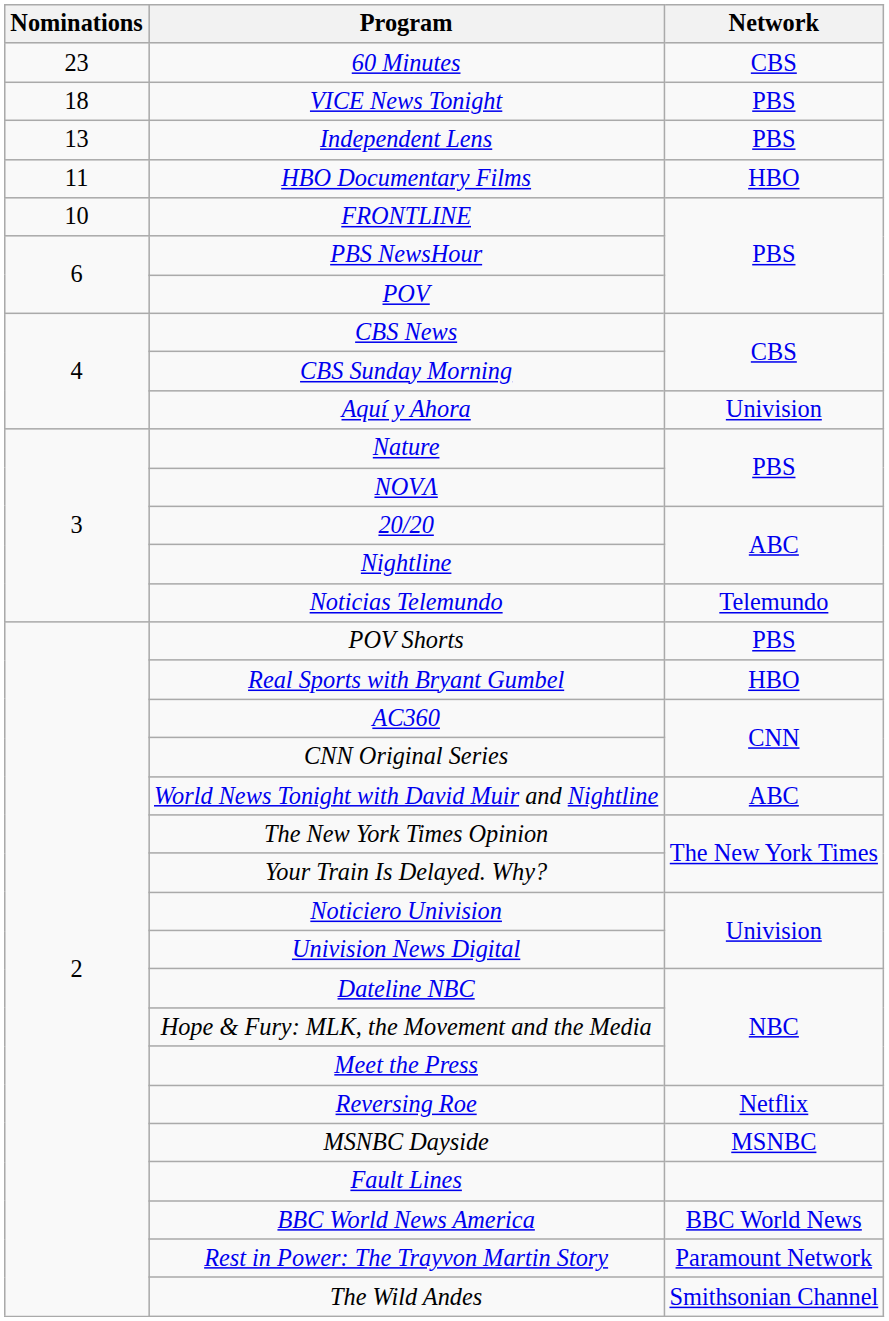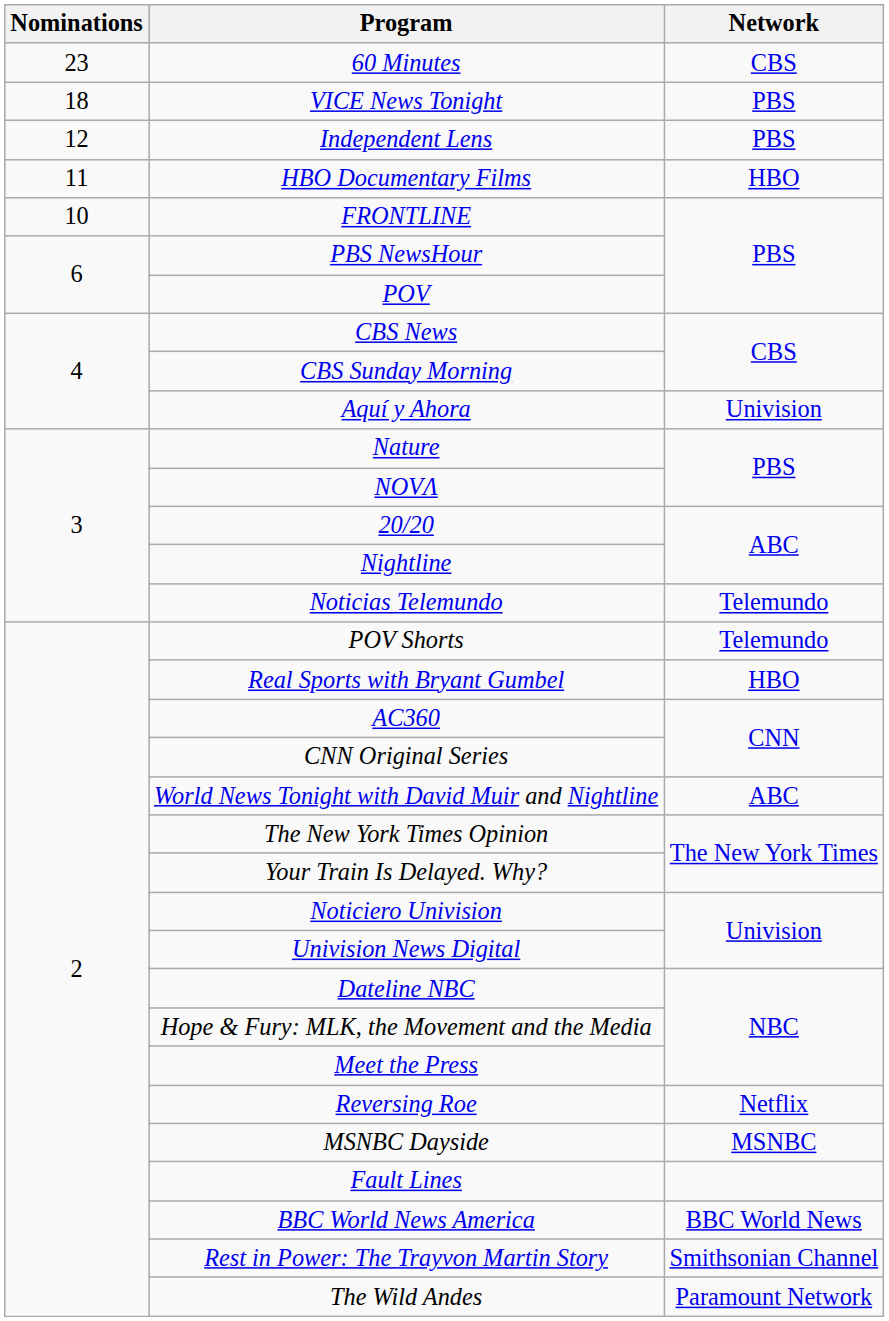(77, 139) 13 -> (77, 139) 12
(774, 640) PBS -> (774, 640) Telemundo
(774, 1258) Paramount Network -> (774, 1258) Smithsonian Channel
(774, 1296) Smithsonian Channel -> (774, 1296) Paramount Network
